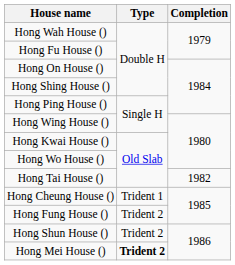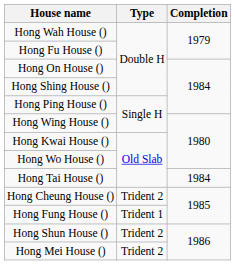(199, 178) 1982 -> (199, 178) 1984
(142, 196) Trident 1 -> (142, 196) Trident 2
(142, 214) Trident 2 -> (142, 214) Trident 1
(142, 251) bold -> (142, 251) normal
